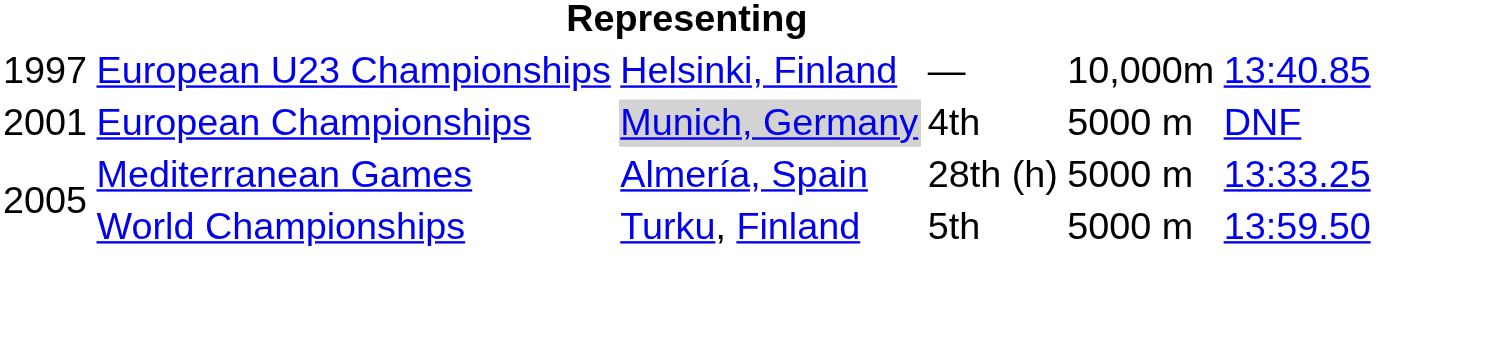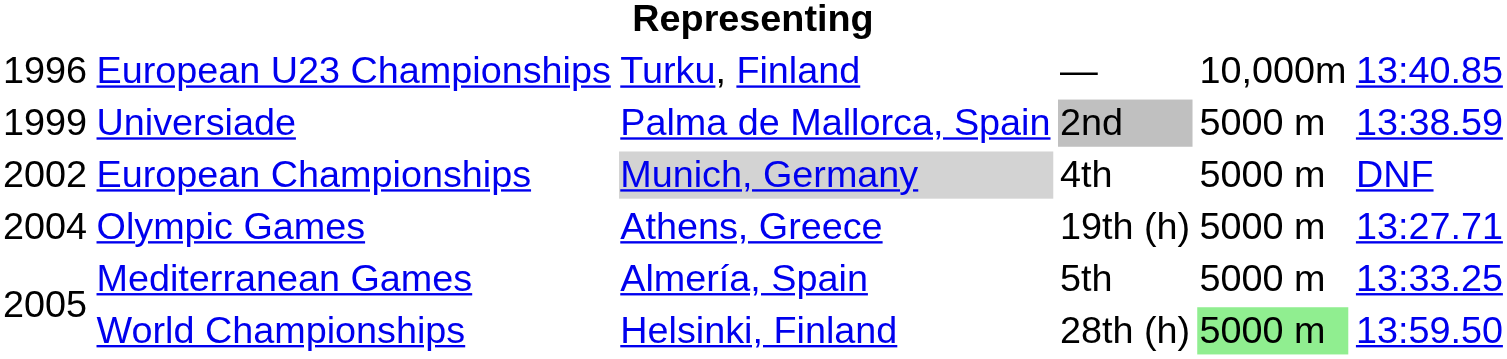(45, 70) 1997 -> (45, 70) 1996
(759, 70) Helsinki, Finland -> (740, 70) Turku, Finland
+ row: (196, 122)
(45, 122) 2001 -> (45, 174) 2002
+ row: (231, 226)
(993, 174) 28th (h) -> (1086, 278) 5th
(740, 226) Turku, Finland -> (759, 330) Helsinki, Finland
(954, 226) 5th -> (1125, 330) 28th (h)
(1130, 226) no background -> (1263, 330) lightgreen background
